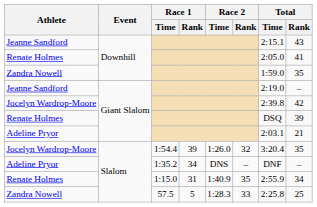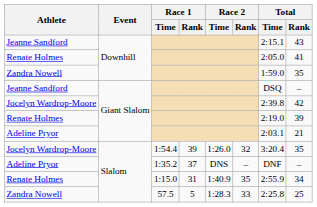(272, 88) 2:19.0 -> (272, 88) DSQ
(272, 118) DSQ -> (272, 118) 2:19.0
(192, 164) 34 -> (192, 164) 37
